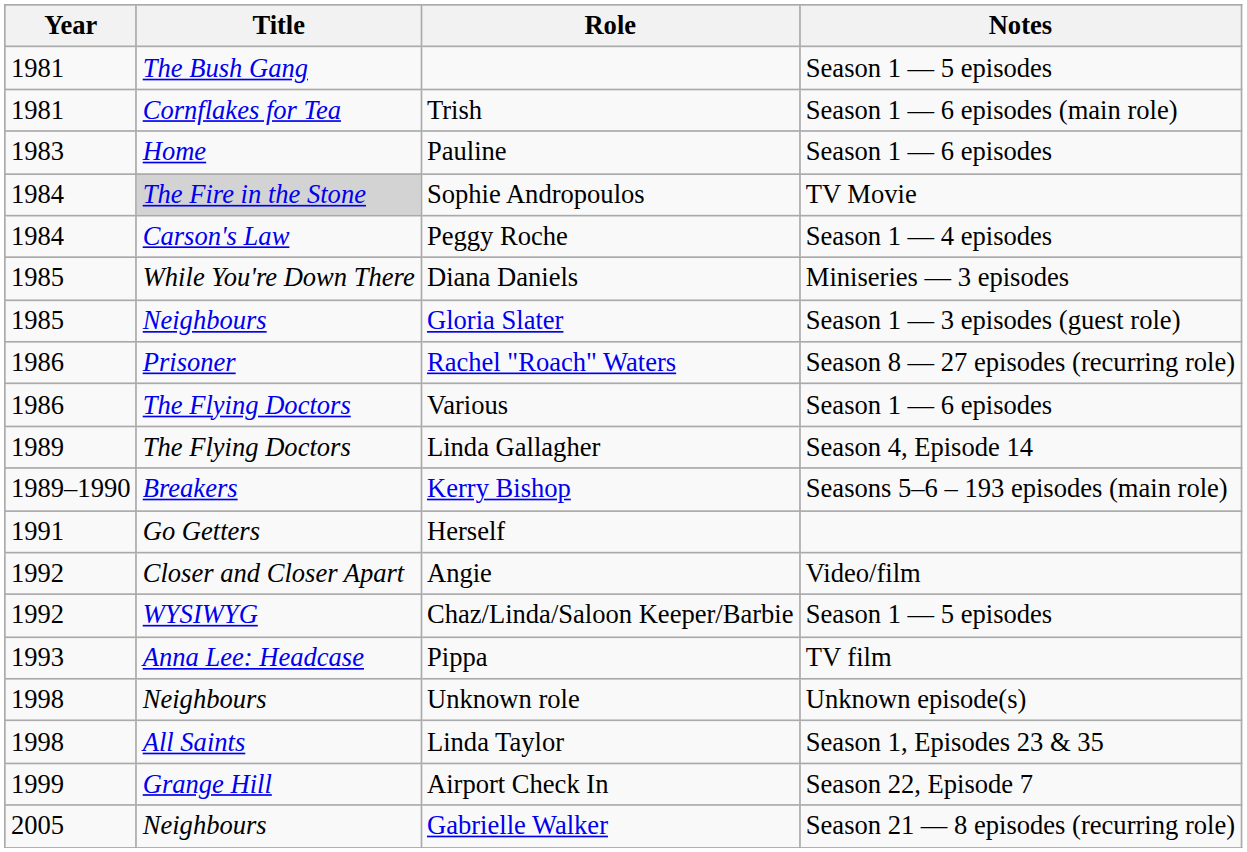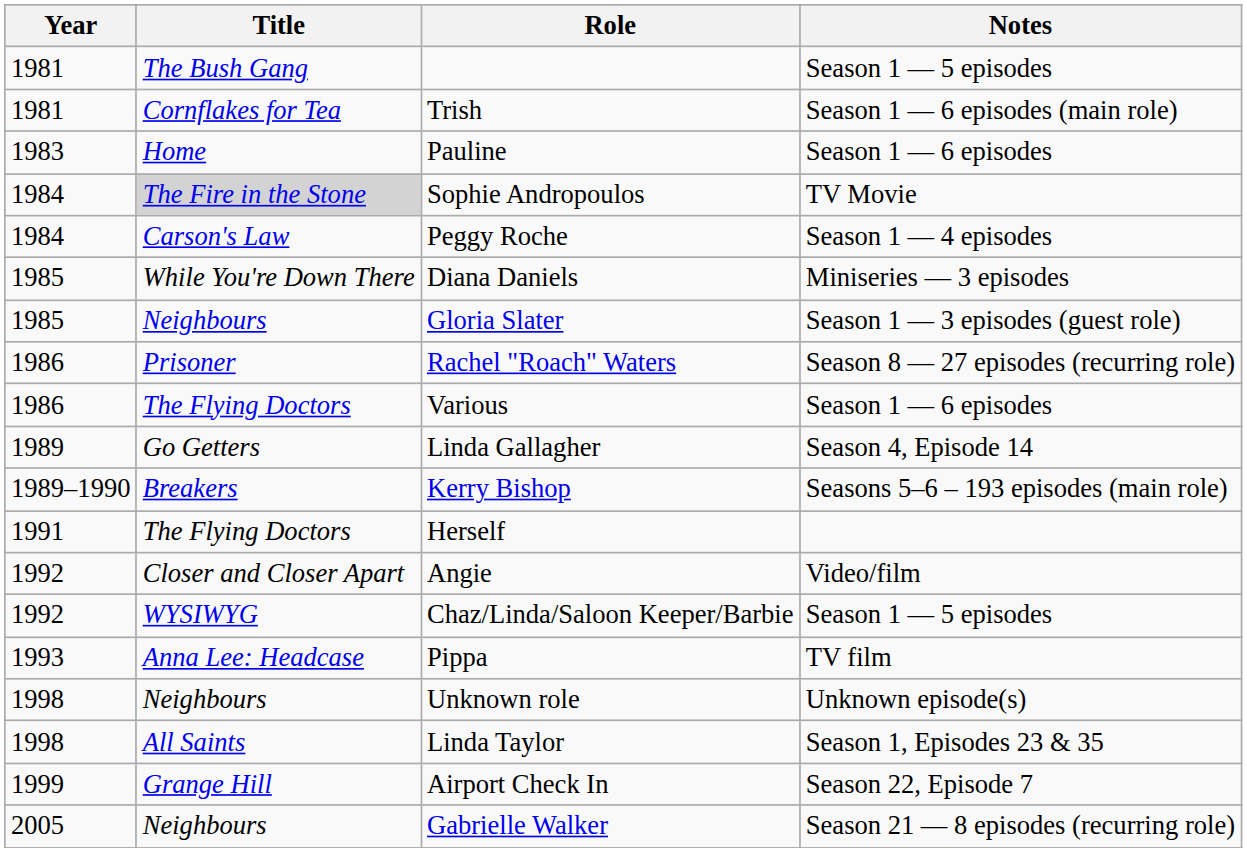(247, 446) The Flying Doctors -> (201, 446) Go Getters
(201, 531) Go Getters -> (247, 531) The Flying Doctors
